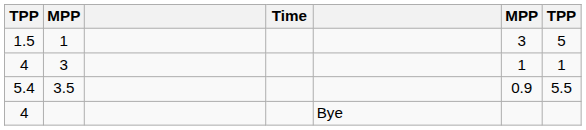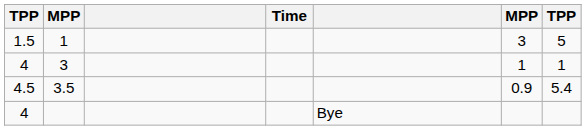(24, 88) 5.4 -> (24, 88) 4.5
(561, 88) 5.5 -> (561, 88) 5.4
